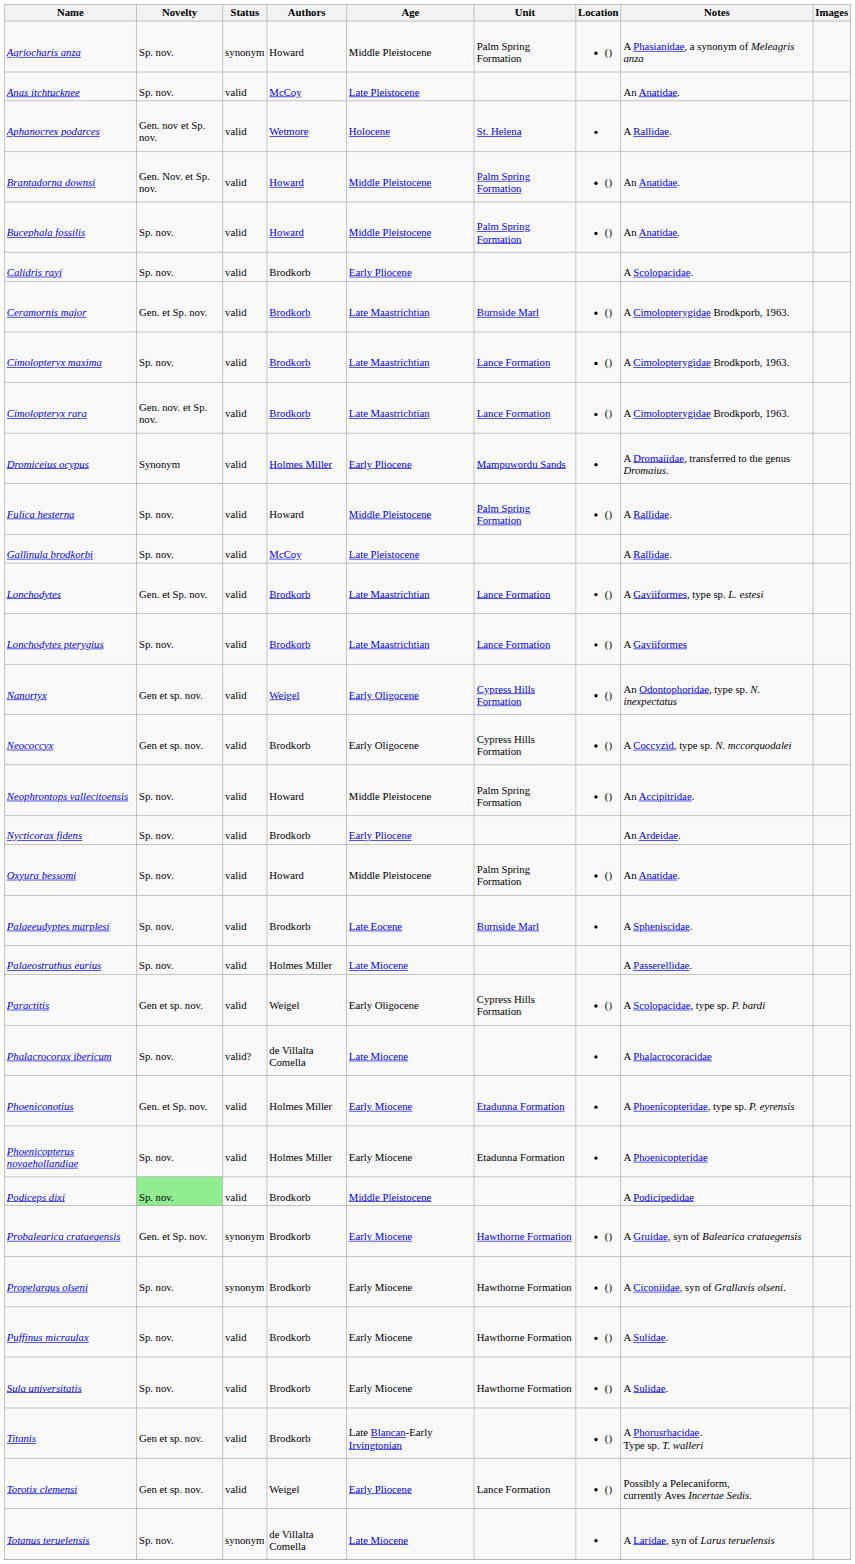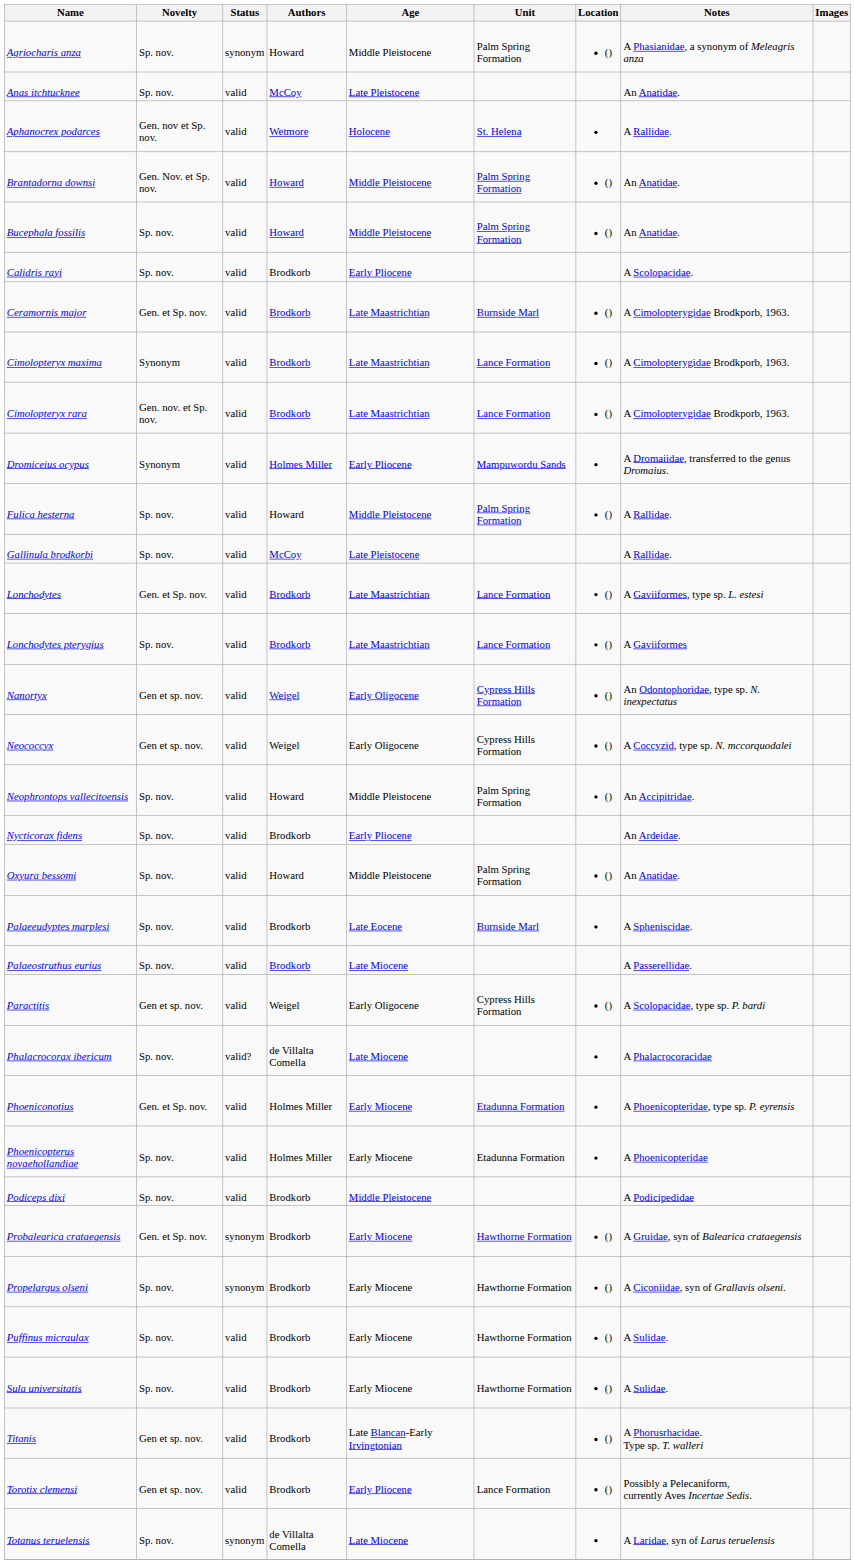(156, 363) Sp. nov. -> (159, 363) Synonym
(290, 745) Brodkorb -> (284, 745) Weigel
(301, 966) Holmes Miller -> (290, 966) Brodkorb
(156, 1197) lightgreen background -> (156, 1197) no background
(284, 1489) Weigel -> (290, 1489) Brodkorb
